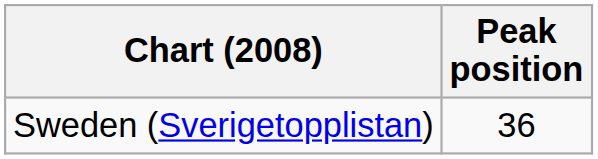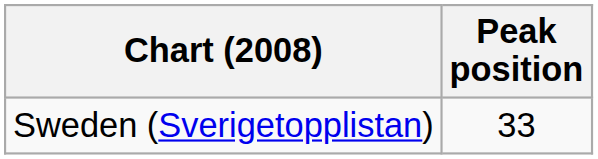(516, 125) 36 -> (516, 125) 33
